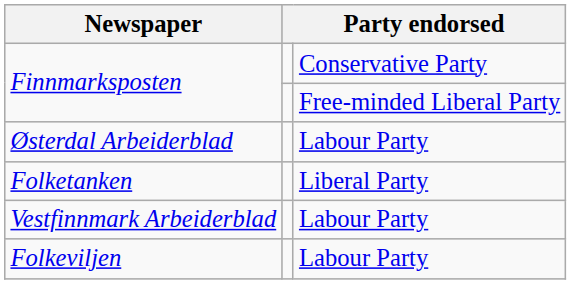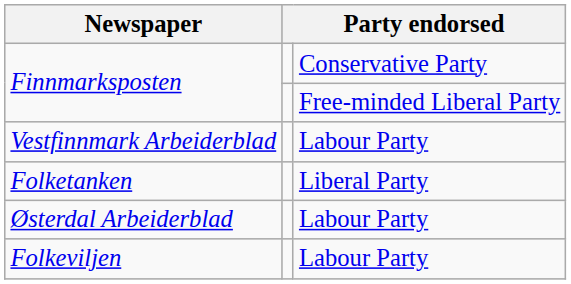rows swapped: (143, 219) <-> (122, 141)
